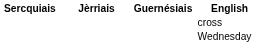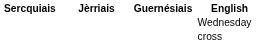rows swapped: (210, 22) <-> (225, 37)
